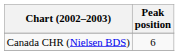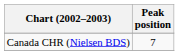(153, 42) 6 -> (153, 42) 7
